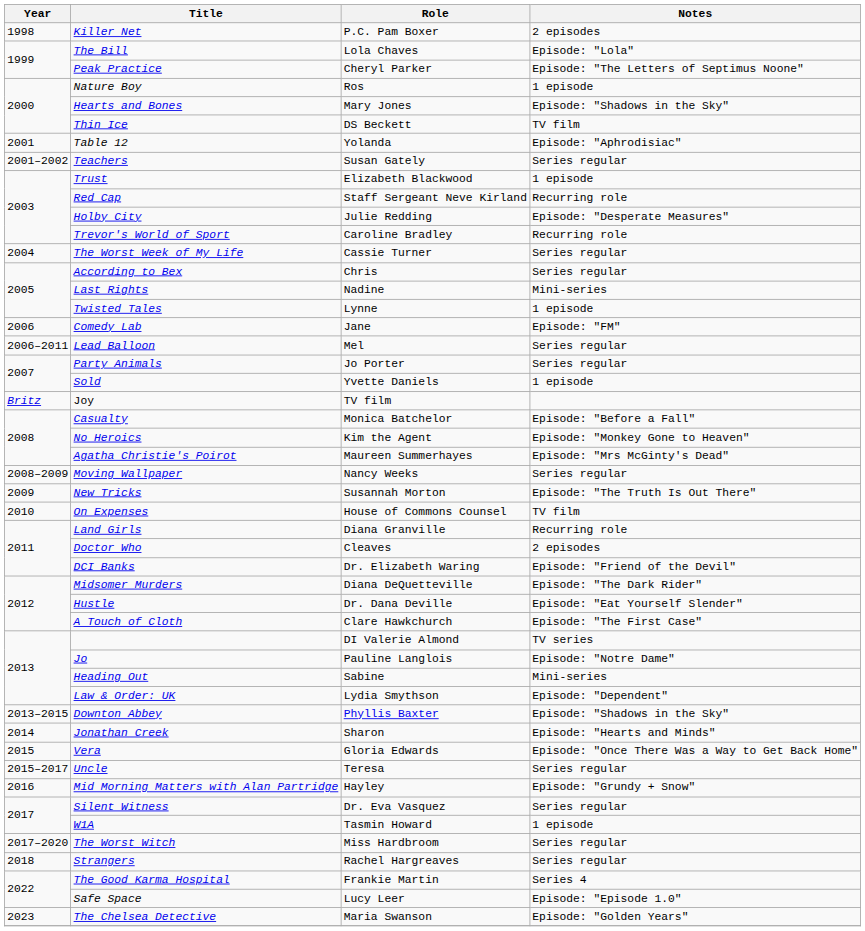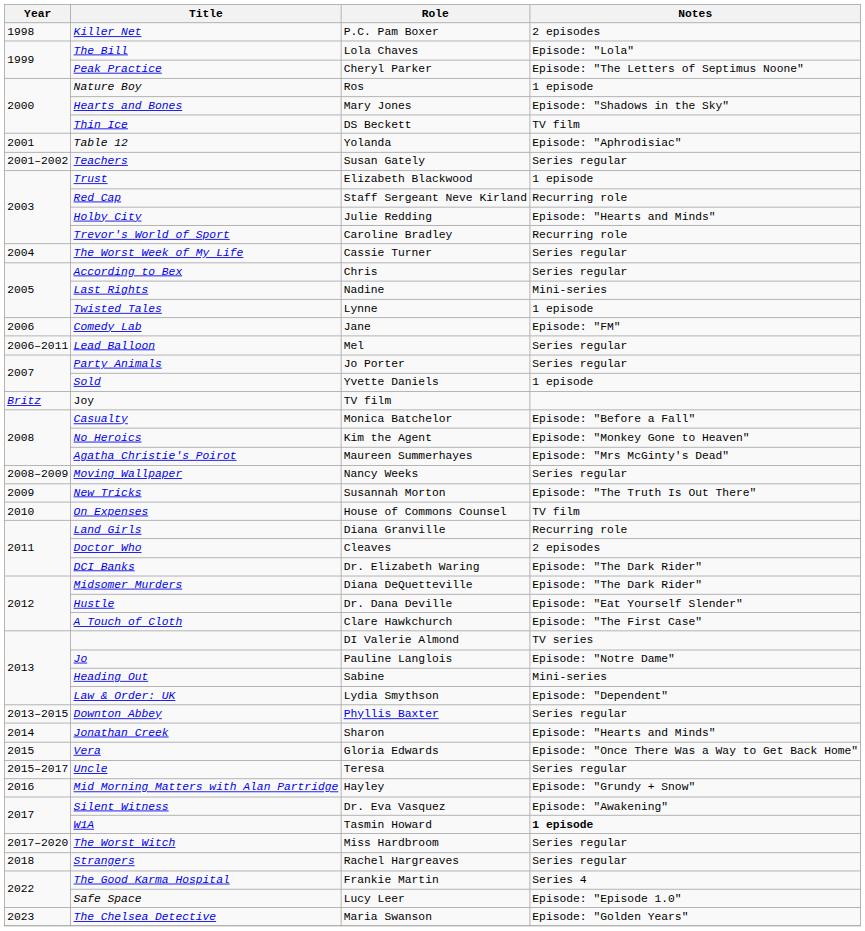(631, 216) Episode: "Desperate Measures" -> (624, 216) Episode: "Hearts and Minds"
(634, 567) Episode: "Friend of the Devil" -> (617, 567) Episode: "The Dark Rider"
(631, 714) Episode: "Shadows in the Sky" -> (580, 714) Series regular
(580, 806) Series regular -> (600, 806) Episode: "Awakening"
(563, 825) normal -> (563, 825) bold
